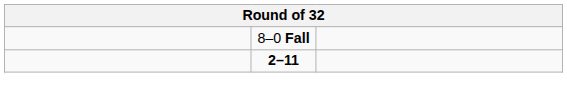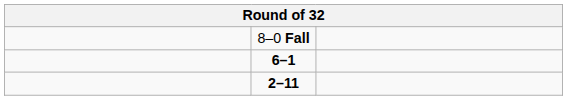+ row: (284, 60)
